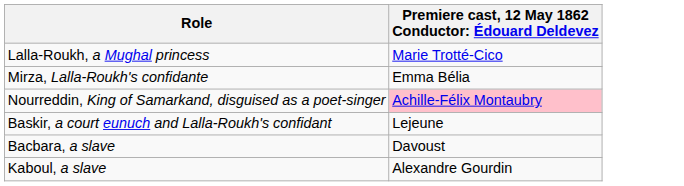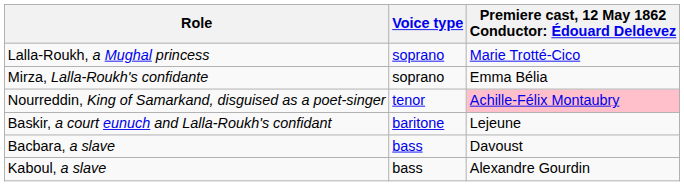+ column: (428, 24)
